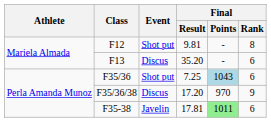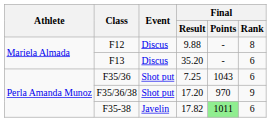(158, 45) Shot put -> (155, 45) Discus
(192, 45) 9.81 -> (192, 45) 9.88
(223, 77) lightblue background -> (223, 77) no background
(155, 93) Discus -> (158, 93) Shot put
(192, 109) 17.81 -> (192, 109) 17.82
